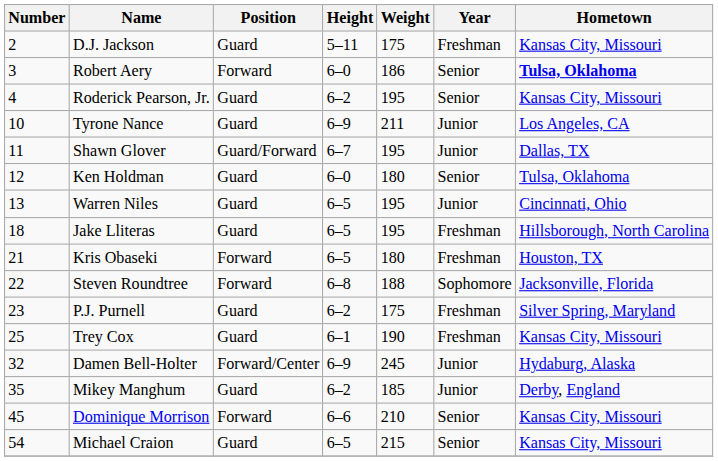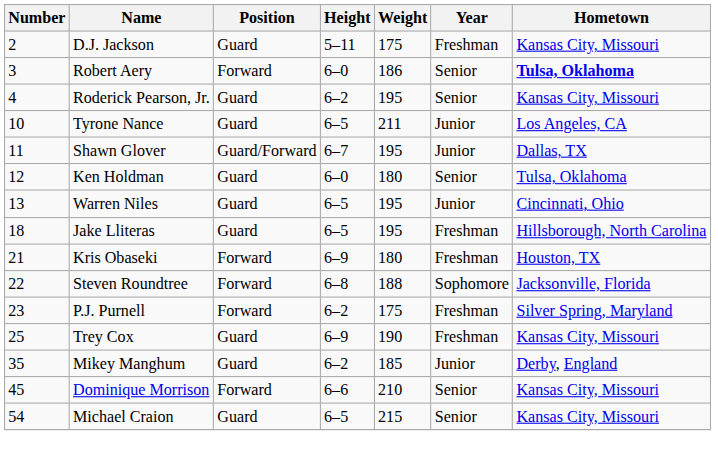(339, 124) 6–9 -> (336, 124) 6–5
(339, 257) 6–5 -> (336, 257) 6–9
(237, 310) Guard -> (245, 310) Forward
(339, 336) 6–1 -> (336, 336) 6–9
- row: (135, 363)
